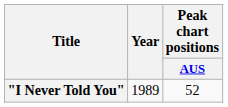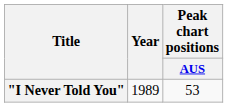(192, 90) 52 -> (192, 90) 53
